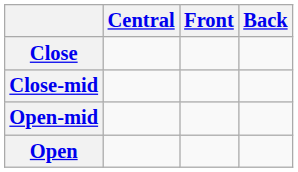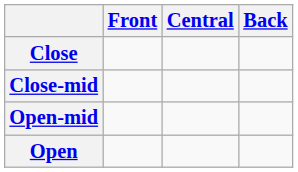columns swapped: (209, 20) <-> (141, 20)
